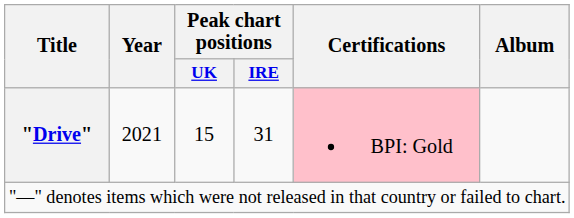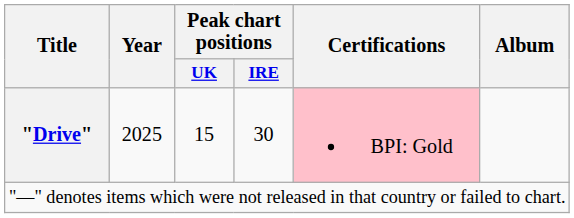(142, 134) 2021 -> (142, 134) 2025
(264, 134) 31 -> (264, 134) 30
